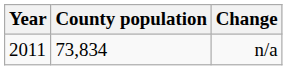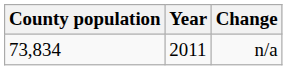columns swapped: (28, 19) <-> (131, 19)
